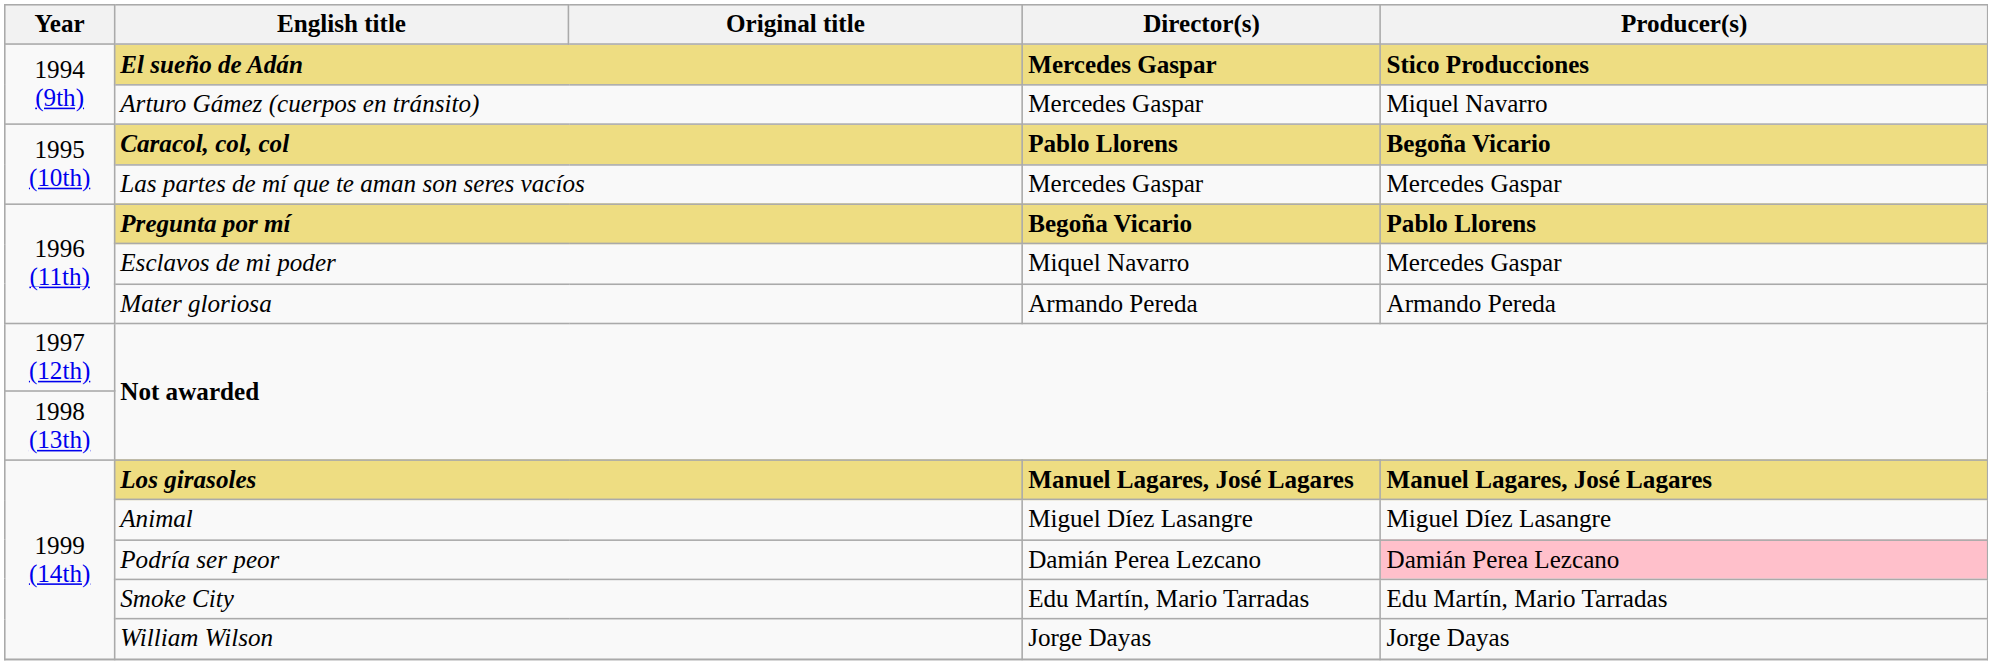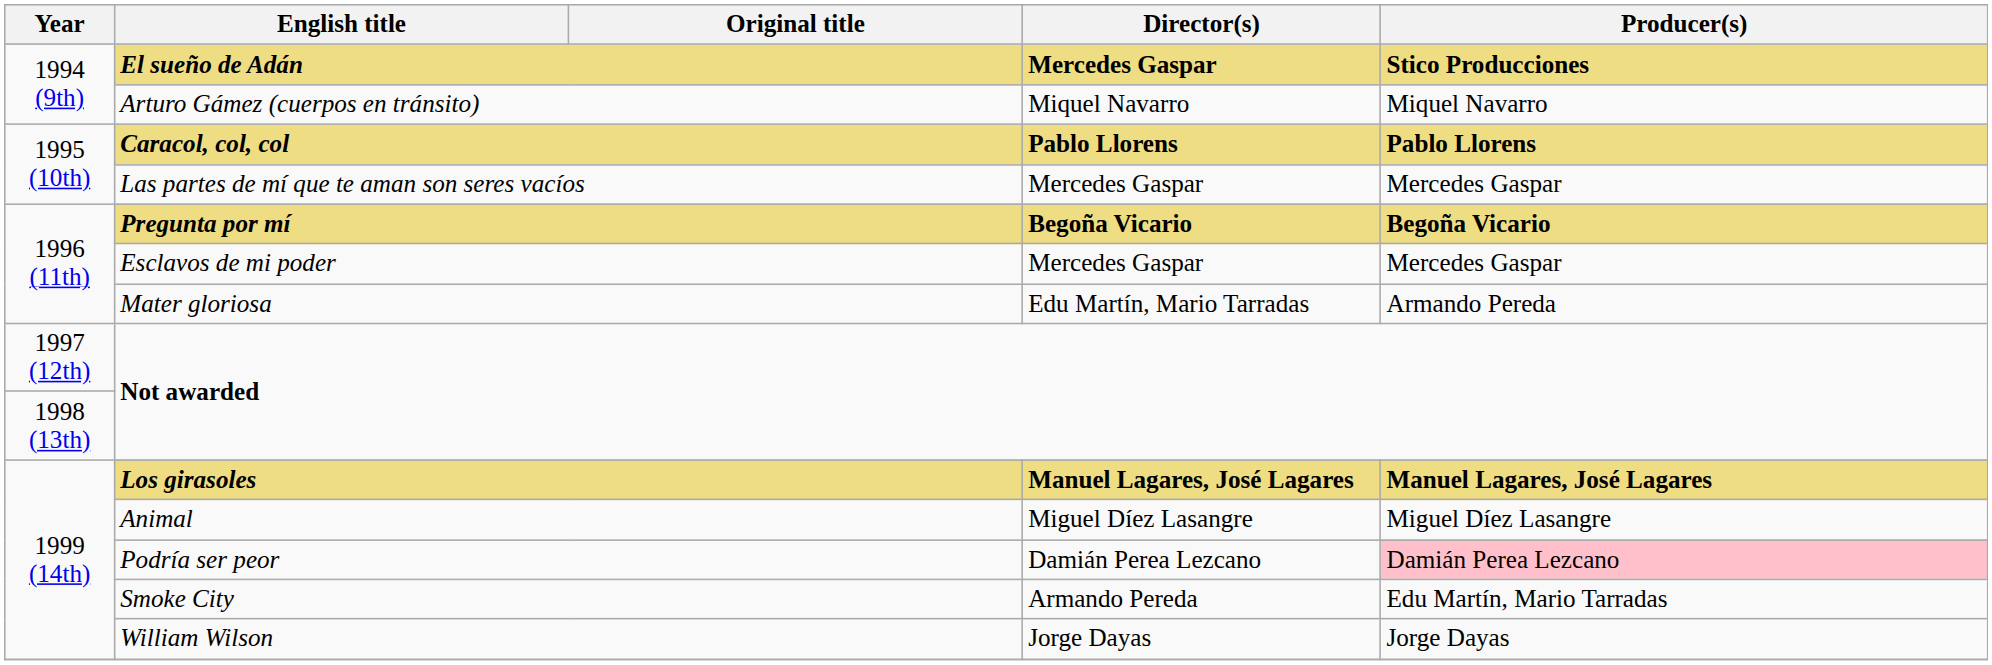(1116, 104) Mercedes Gaspar -> (1109, 104) Miquel Navarro
(1468, 143) Begoña Vicario -> (1461, 143) Pablo Llorens
(1461, 223) Pablo Llorens -> (1468, 223) Begoña Vicario
(1109, 263) Miquel Navarro -> (1116, 263) Mercedes Gaspar
(1113, 303) Armando Pereda -> (1169, 303) Edu Martín, Mario Tarradas
(1169, 598) Edu Martín, Mario Tarradas -> (1113, 598) Armando Pereda
